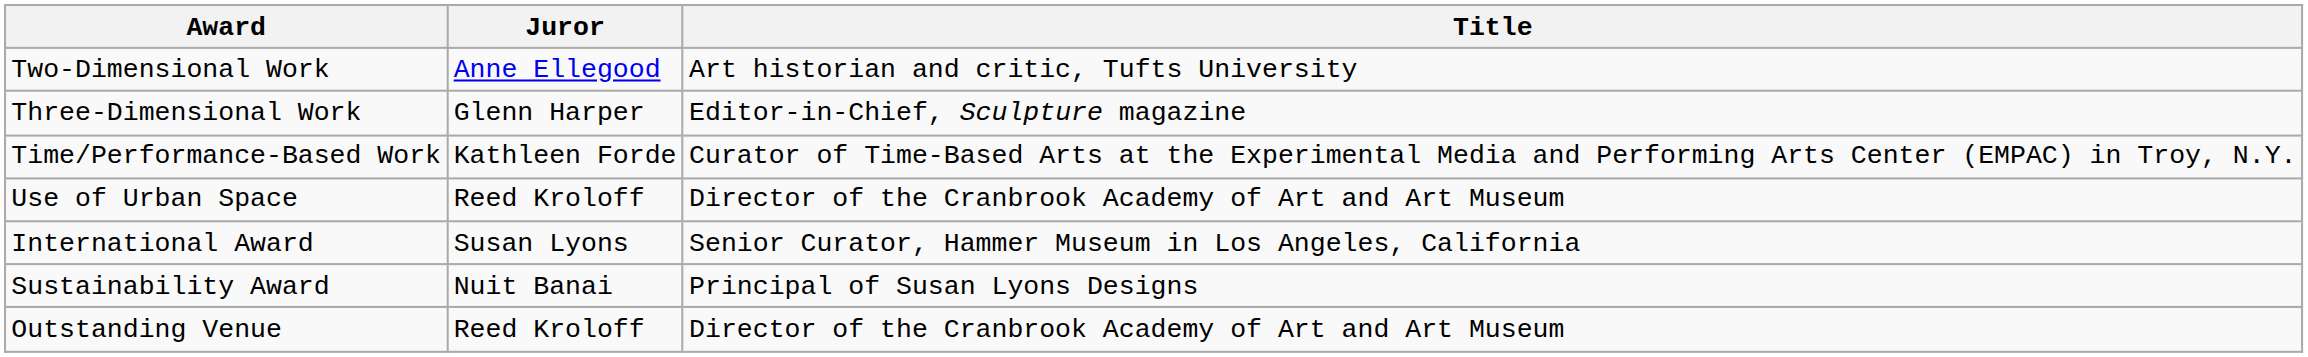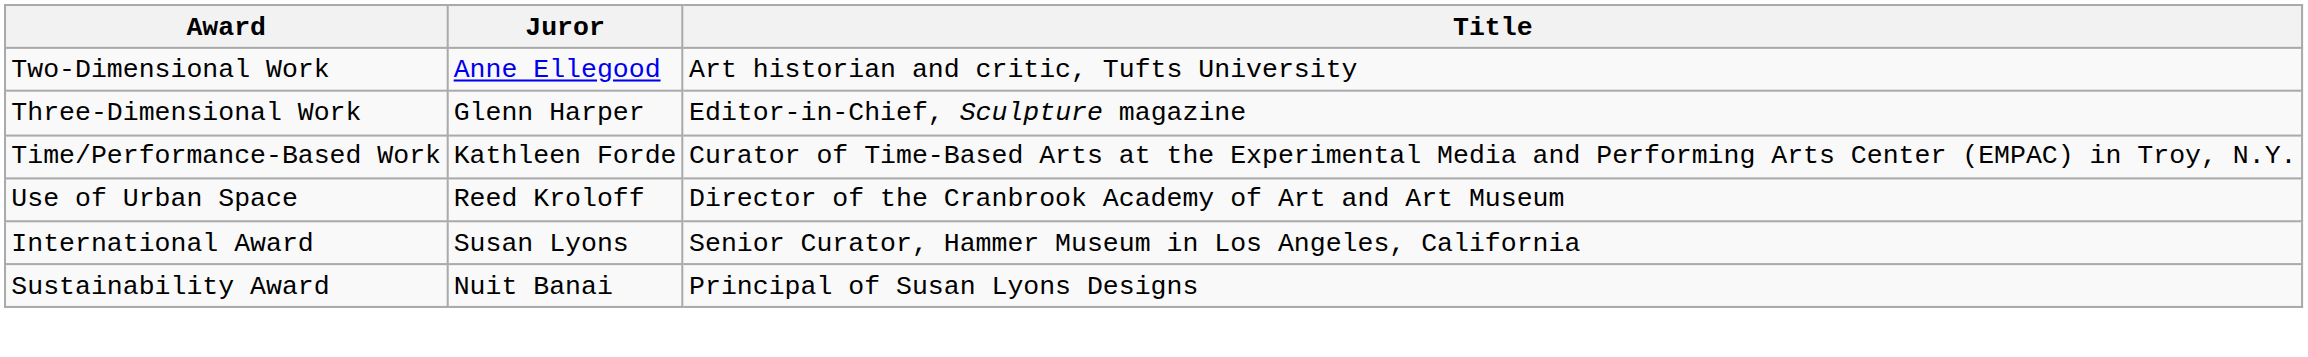- row: (147, 329)
